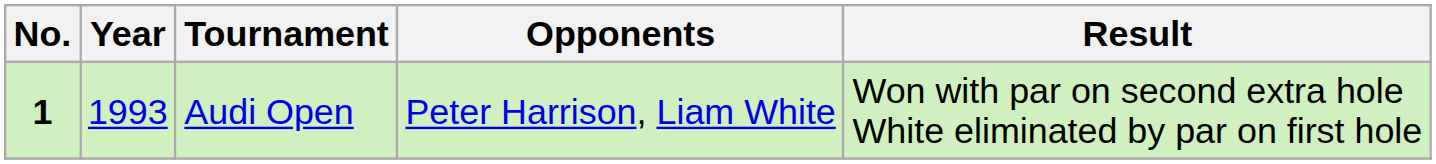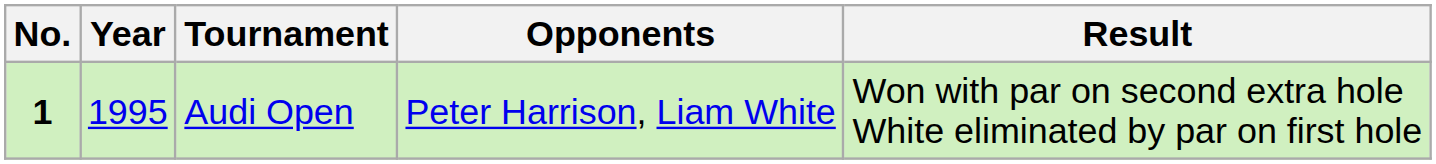(128, 111) 1993 -> (128, 111) 1995
